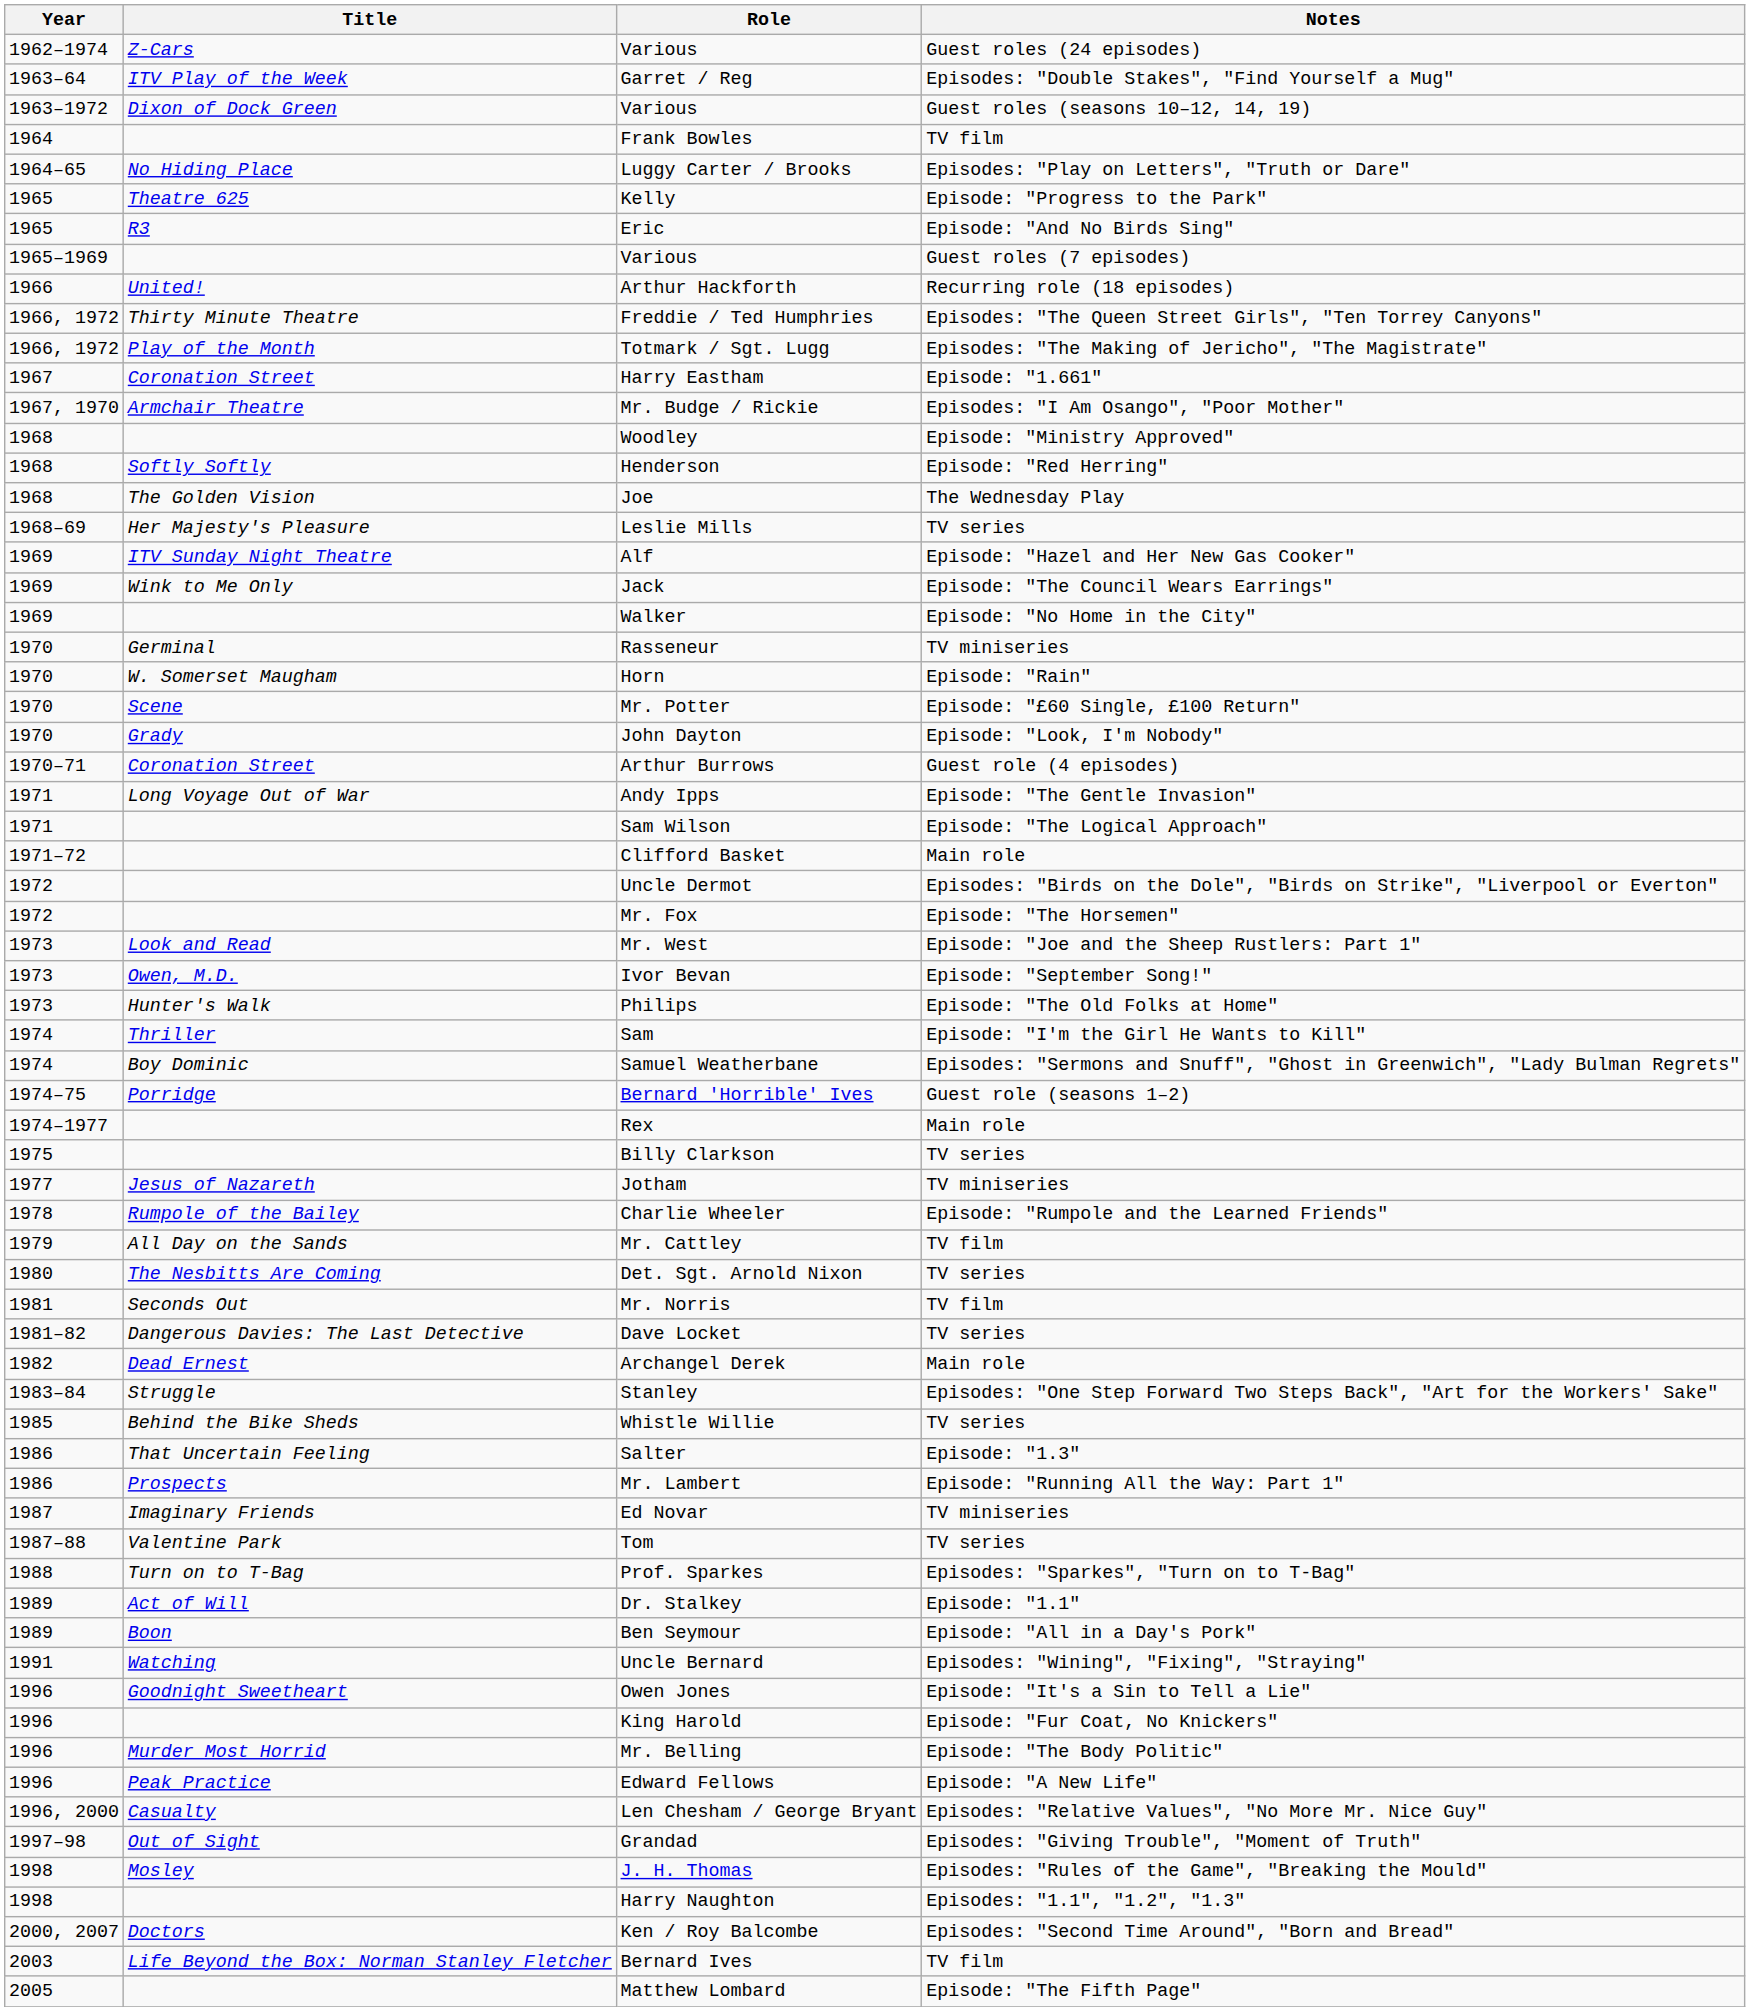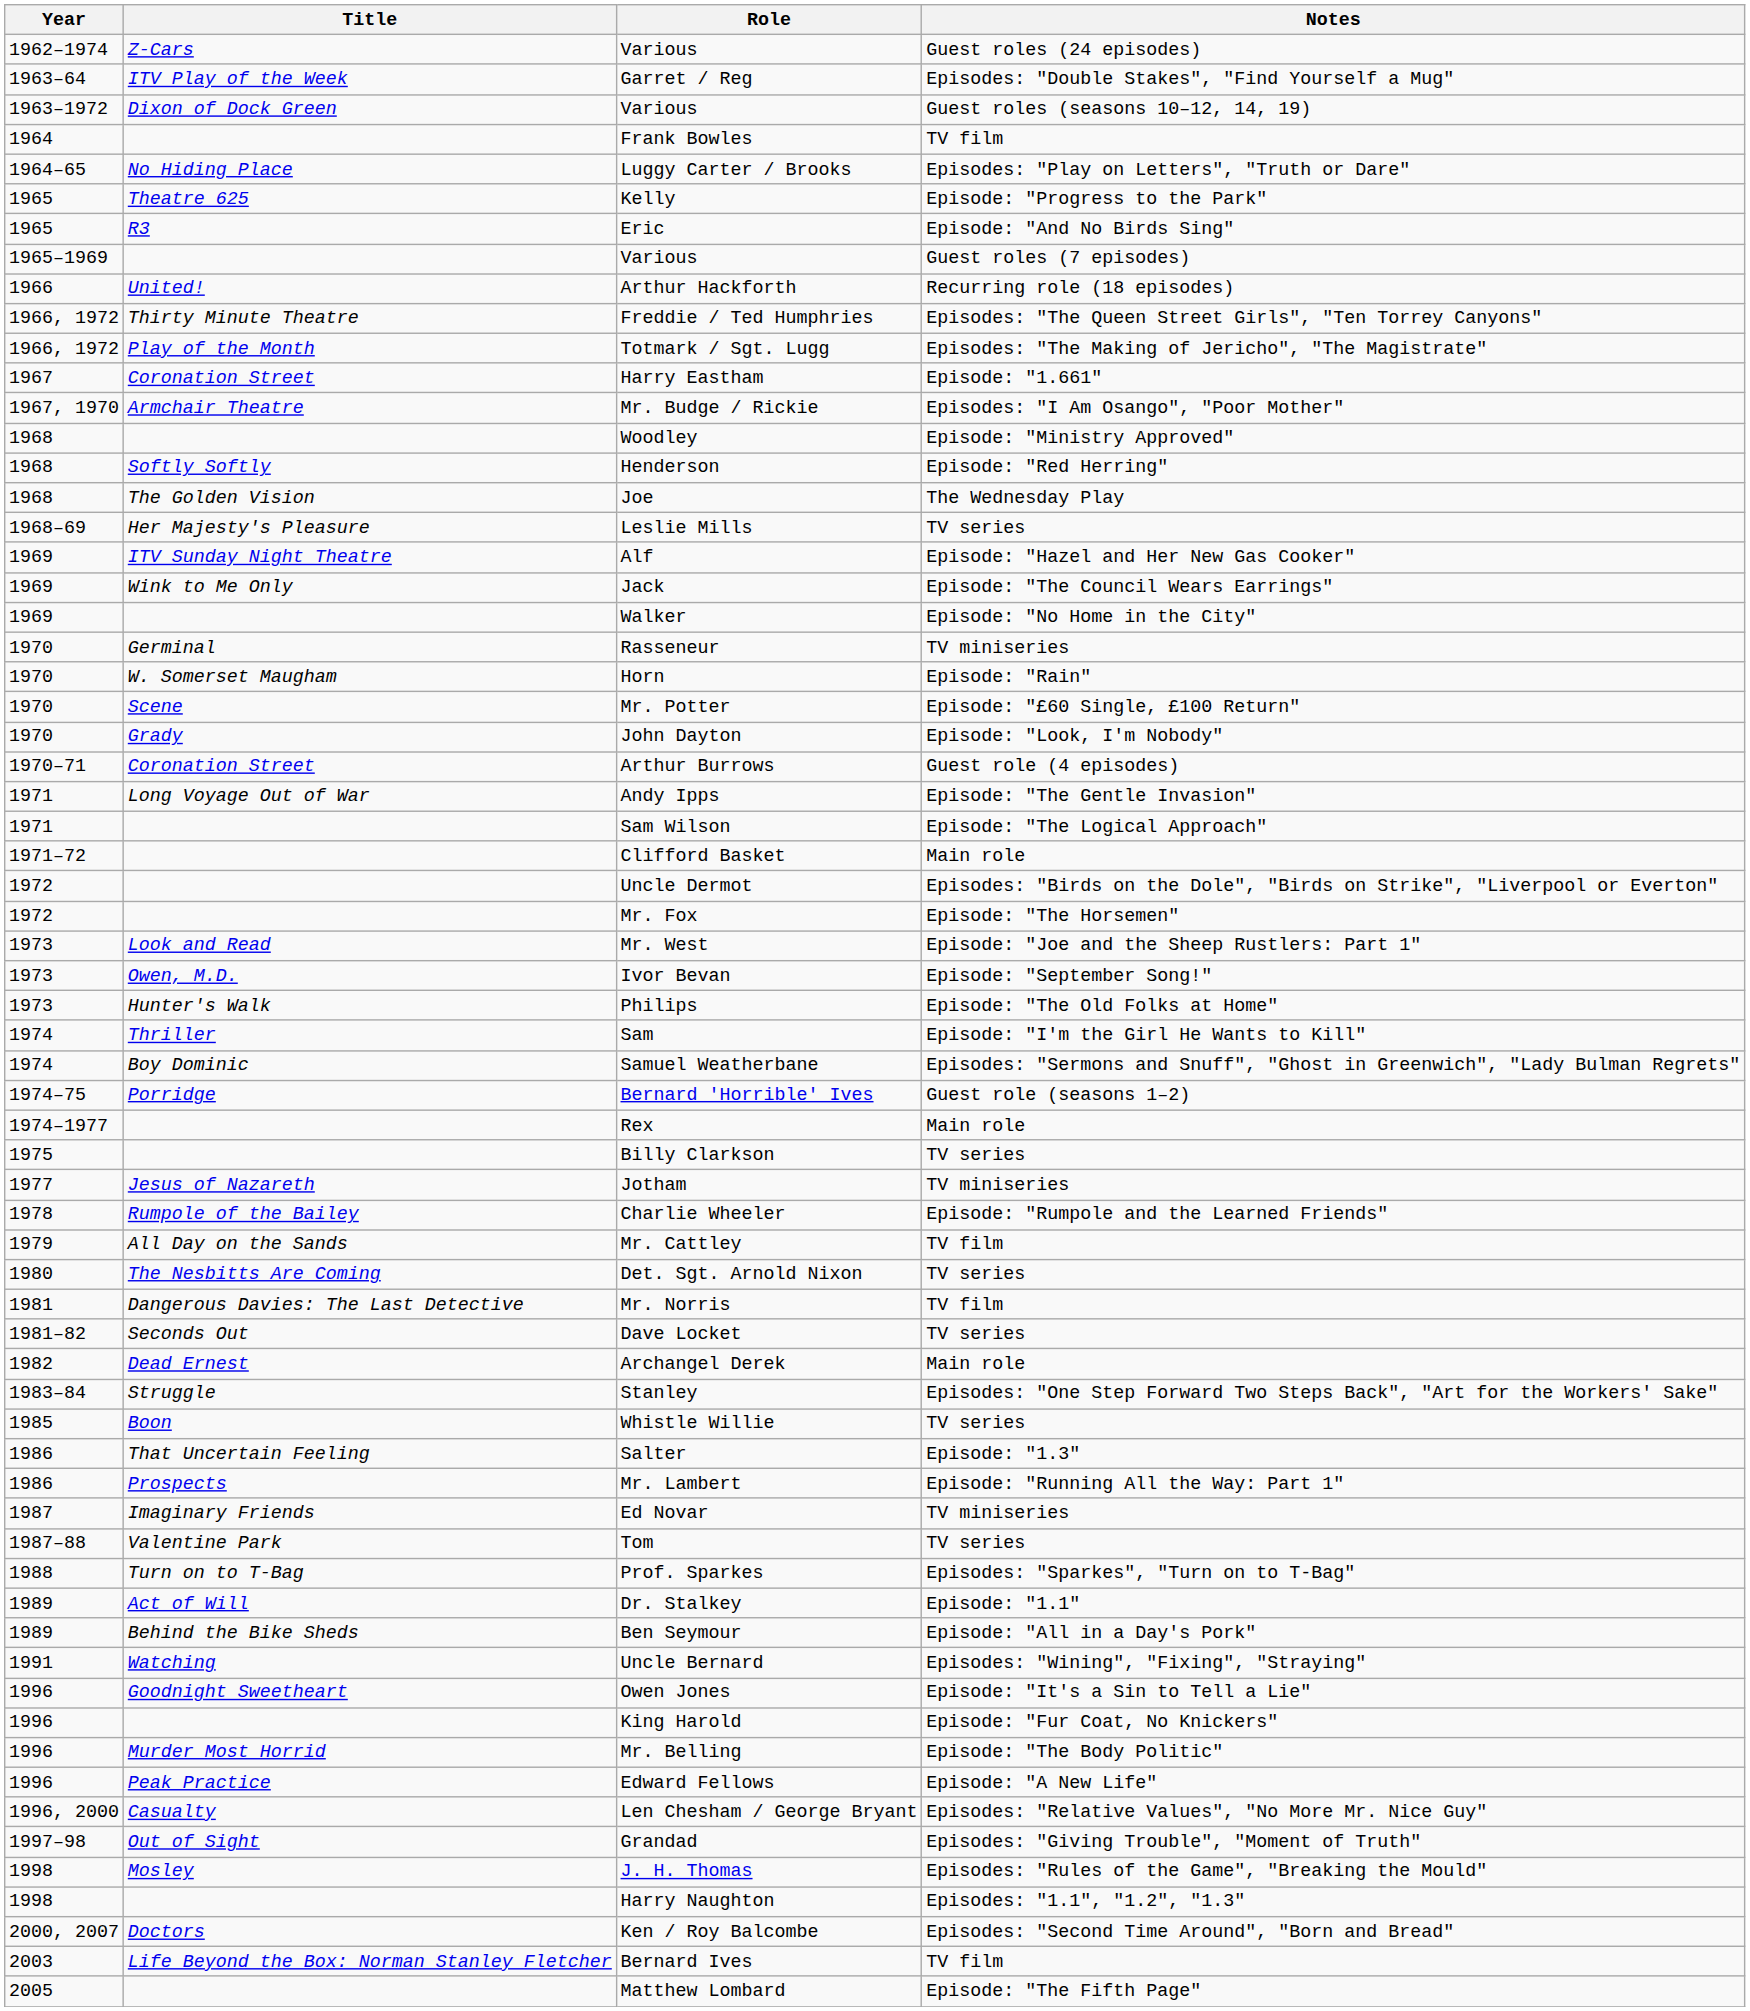(188, 1304) Seconds Out -> (326, 1304) Dangerous Davies: The Last Detective
(326, 1334) Dangerous Davies: The Last Detective -> (188, 1334) Seconds Out
(243, 1424) Behind the Bike Sheds -> (150, 1424) Boon
(150, 1633) Boon -> (243, 1633) Behind the Bike Sheds
